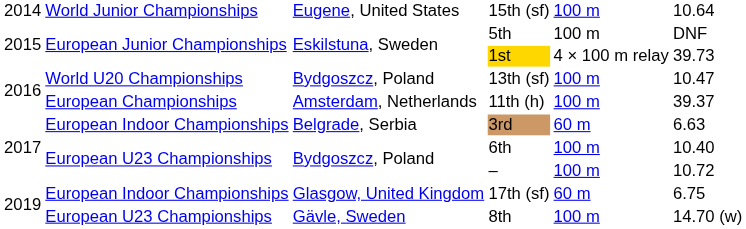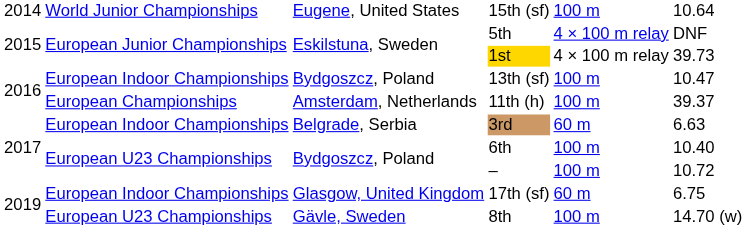(577, 33) 100 m -> (611, 33) 4 × 100 m relay
(144, 79) World U20 Championships -> (167, 79) European Indoor Championships
